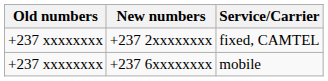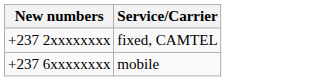- column: (55, 16)
